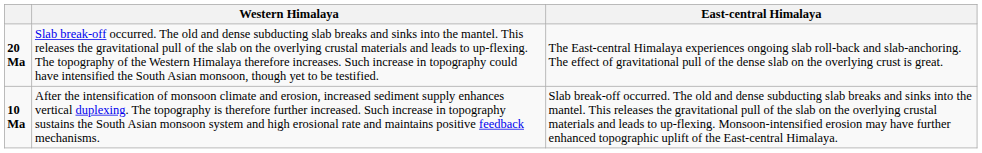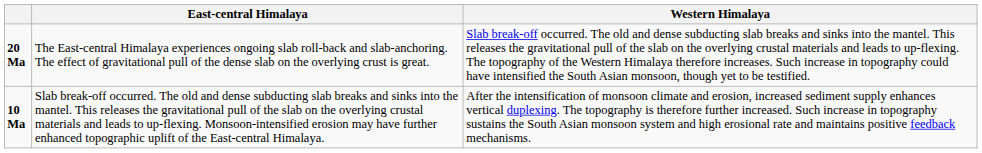columns swapped: (289, 14) <-> (761, 14)
